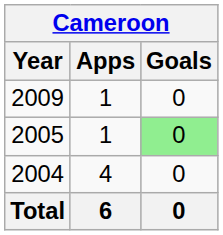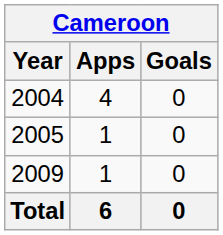rows swapped: (38, 173) <-> (38, 98)
(179, 135) lightgreen background -> (179, 135) no background
